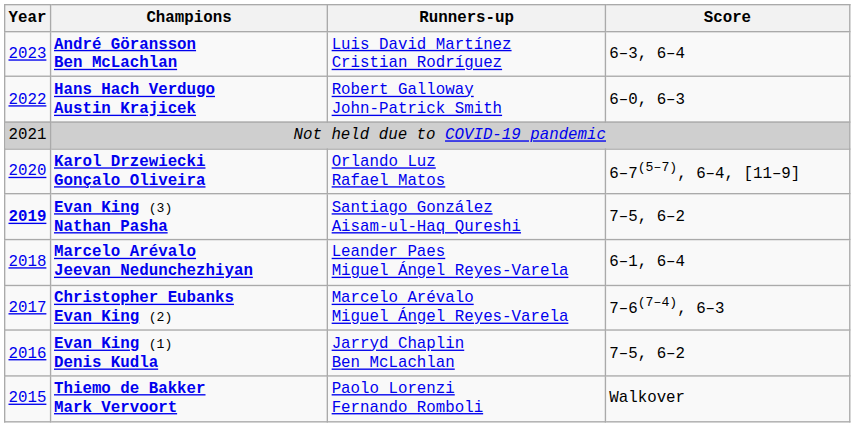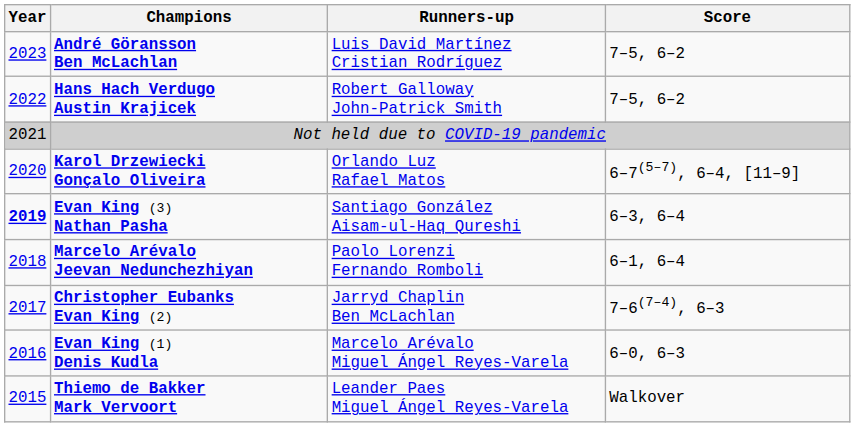(647, 54) 6–3, 6–4 -> (647, 54) 7–5, 6–2
(647, 99) 6–0, 6–3 -> (647, 99) 7–5, 6–2
(647, 216) 7–5, 6–2 -> (647, 216) 6–3, 6–4
(450, 262) Leander Paes Miguel Ángel Reyes-Varela -> (407, 262) Paolo Lorenzi Fernando Romboli
(450, 307) Marcelo Arévalo Miguel Ángel Reyes-Varela -> (398, 307) Jarryd Chaplin Ben McLachlan
(398, 353) Jarryd Chaplin Ben McLachlan -> (450, 353) Marcelo Arévalo Miguel Ángel Reyes-Varela
(647, 353) 7–5, 6–2 -> (647, 353) 6–0, 6–3
(407, 398) Paolo Lorenzi Fernando Romboli -> (450, 398) Leander Paes Miguel Ángel Reyes-Varela
